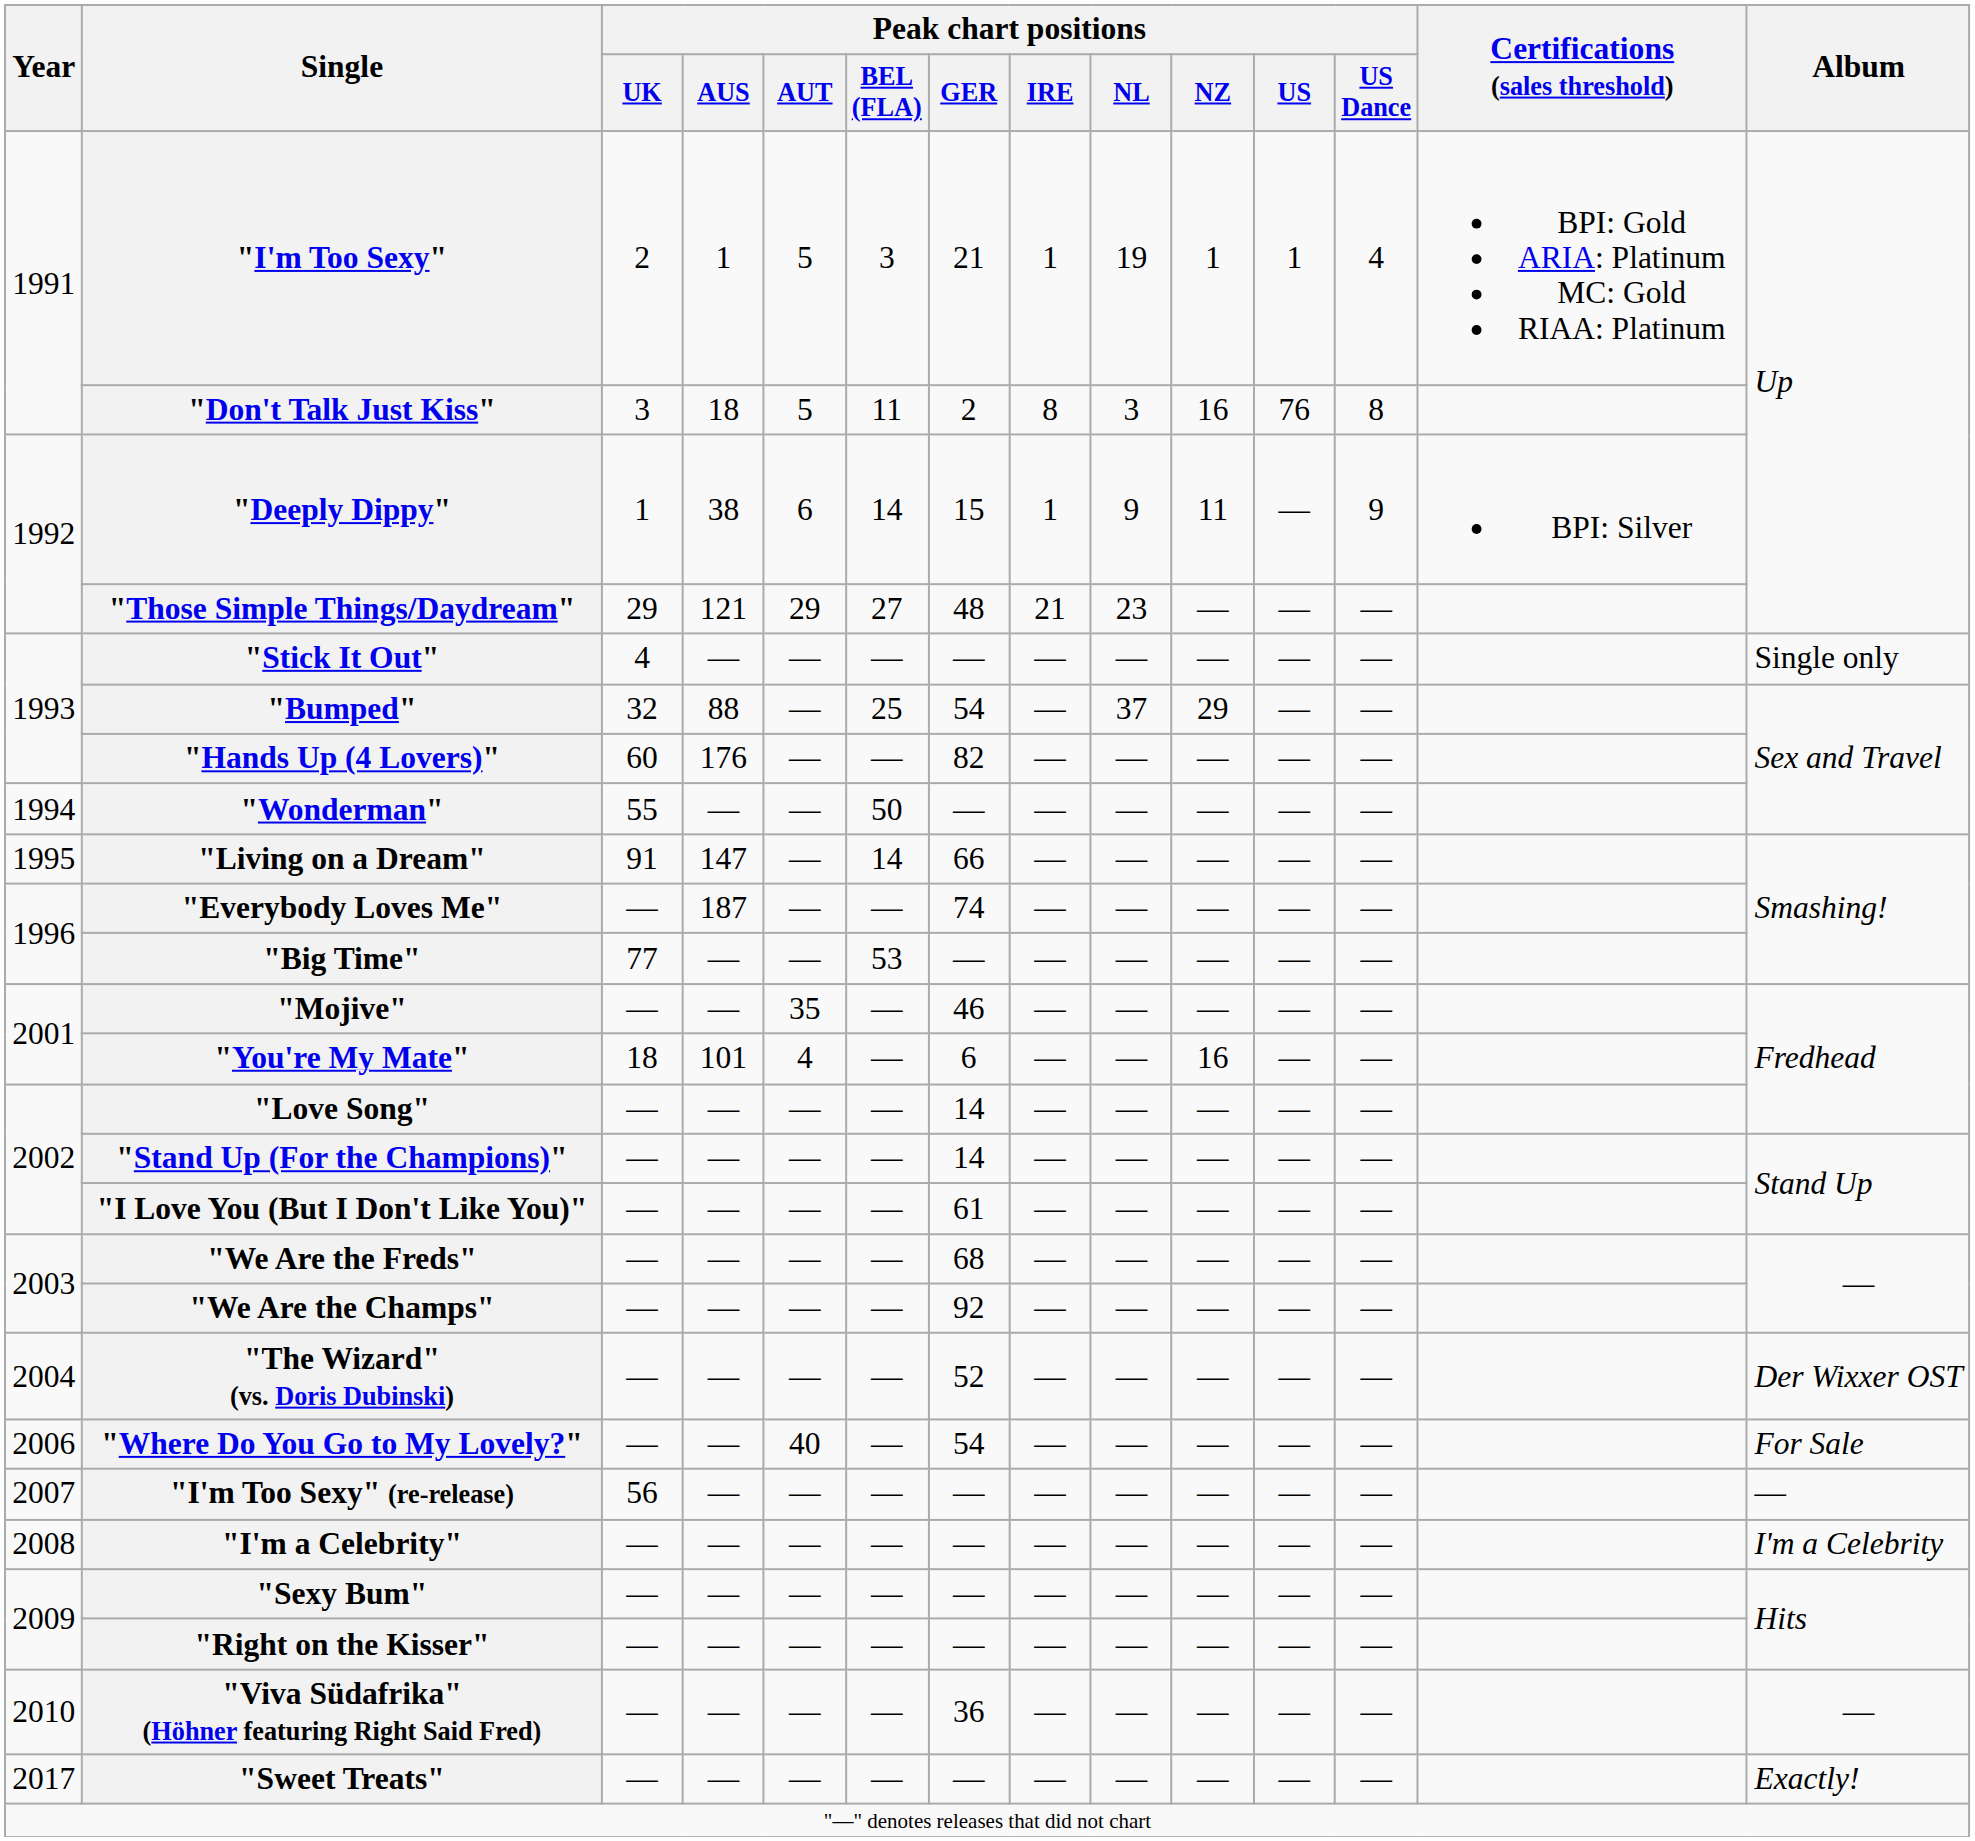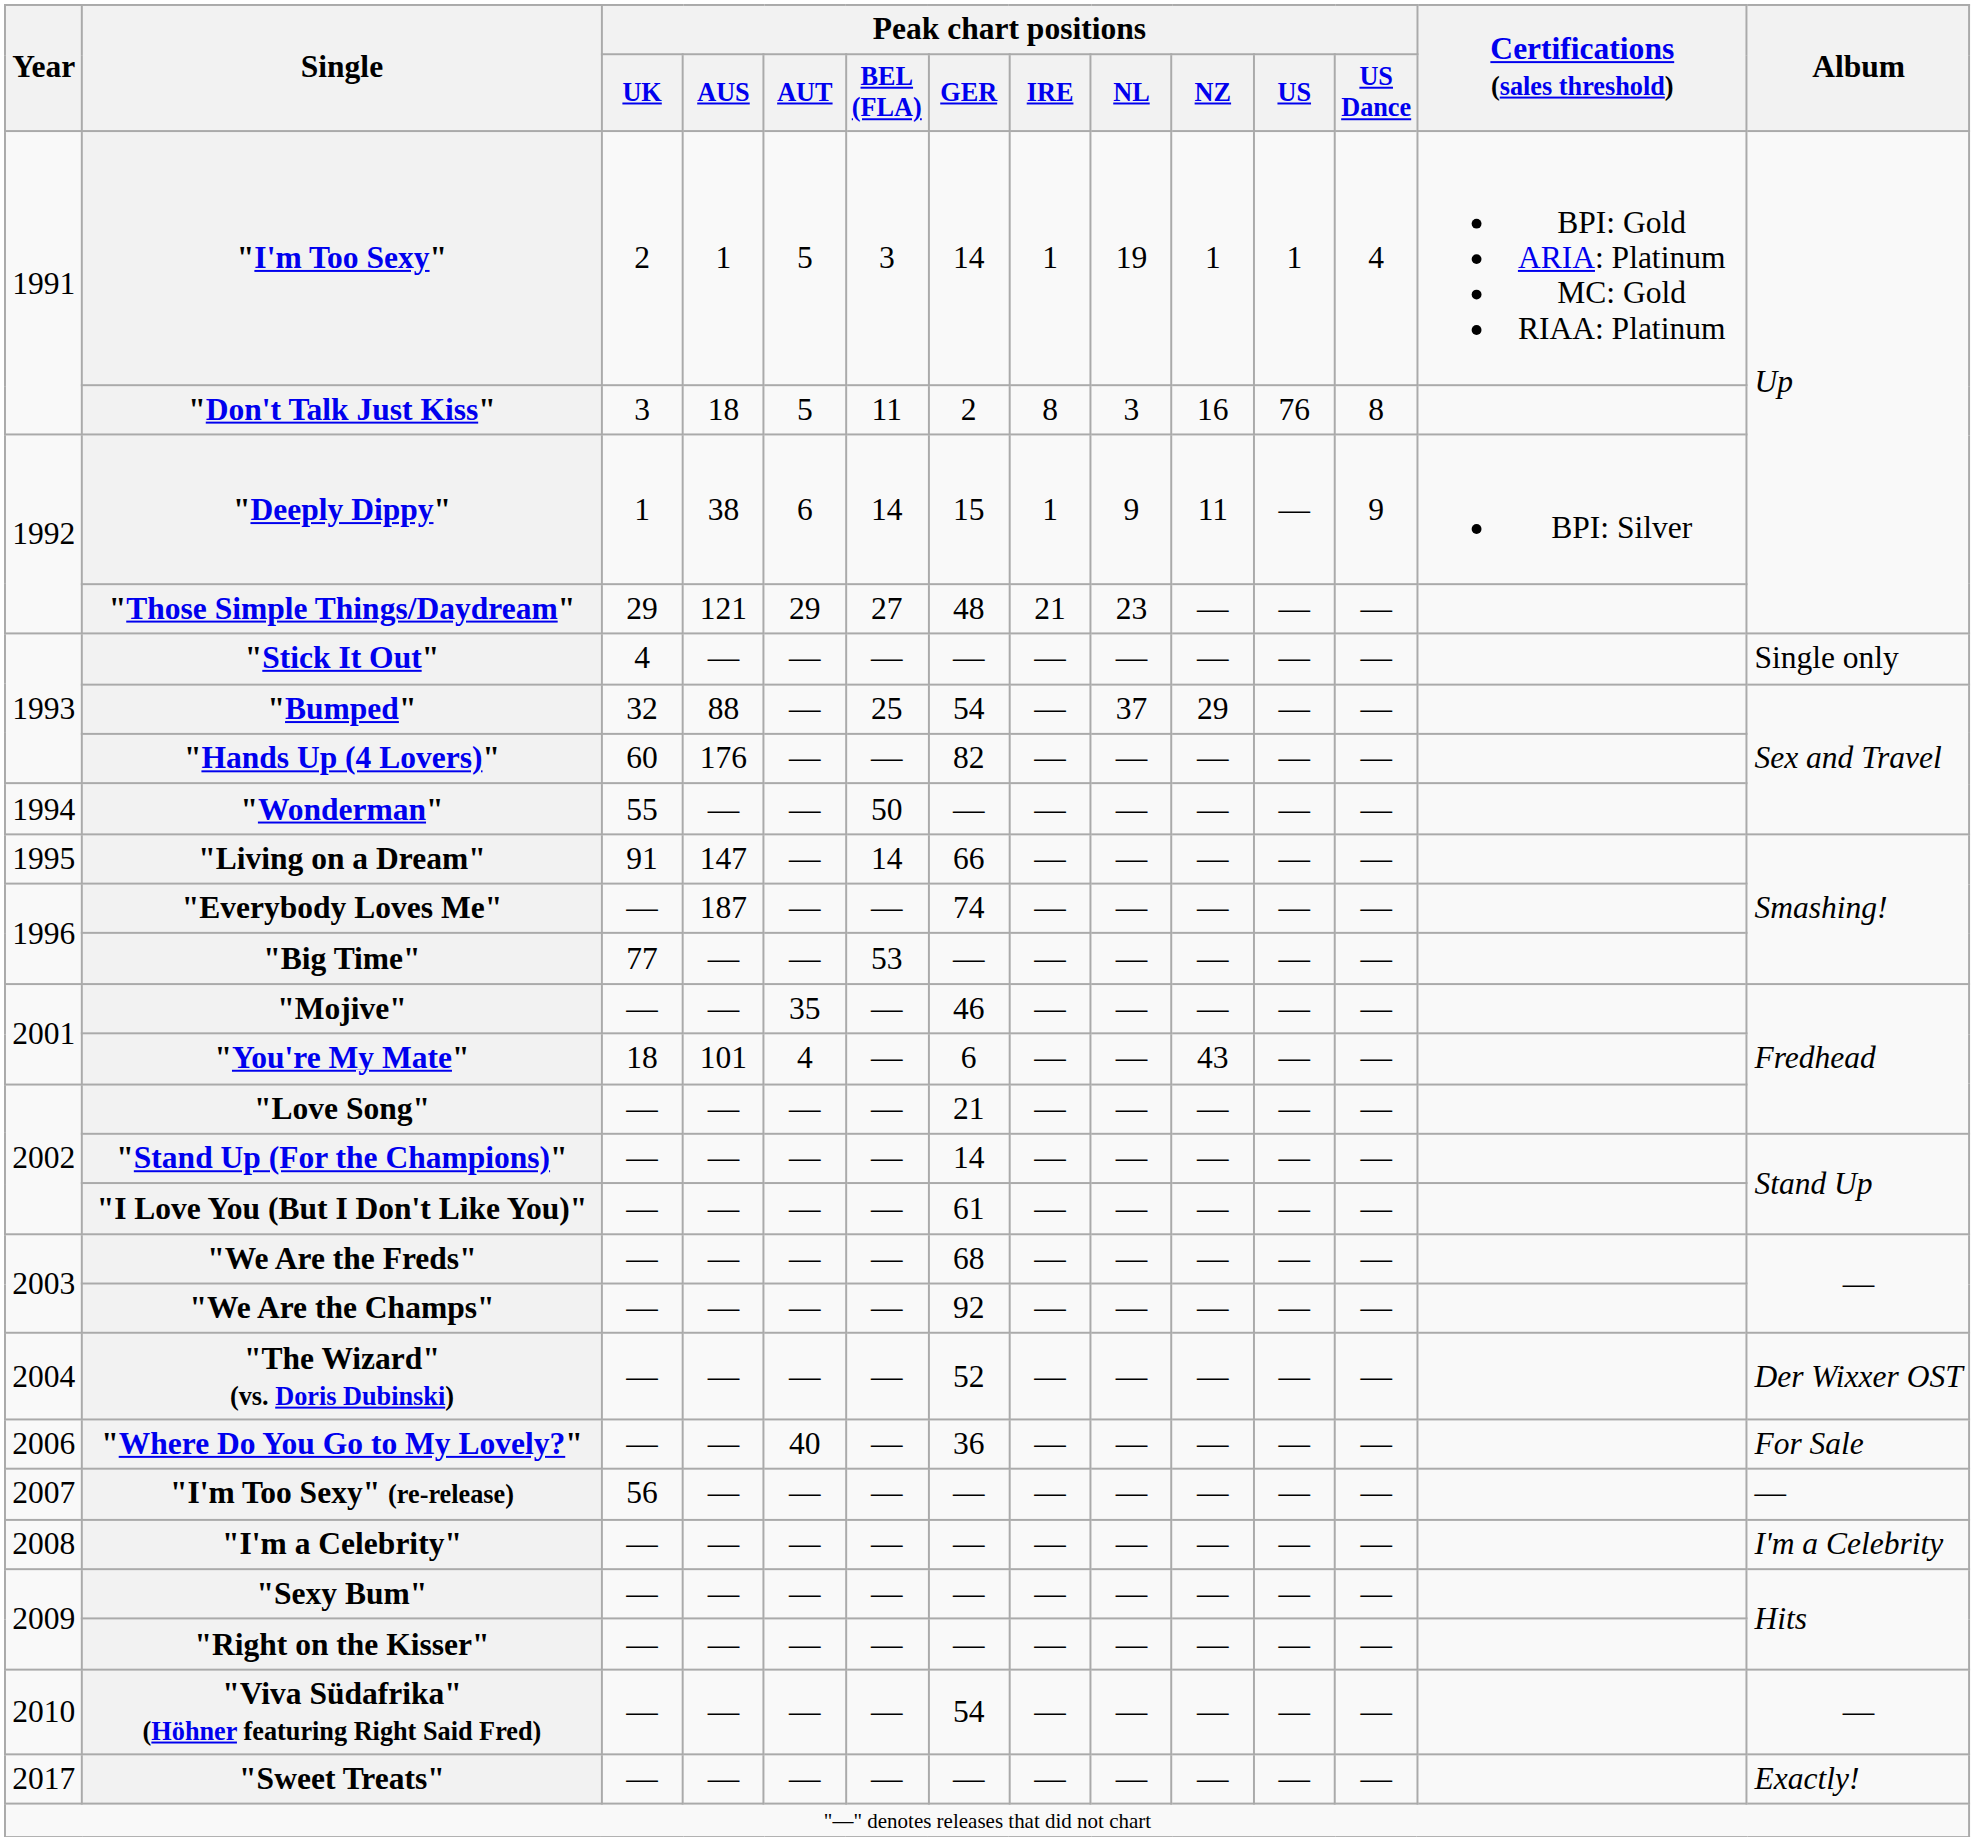(969, 257) 21 -> (969, 257) 14
(1213, 1058) 16 -> (1213, 1058) 43
(969, 1108) 14 -> (969, 1108) 21
(969, 1443) 54 -> (969, 1443) 36
(969, 1711) 36 -> (969, 1711) 54
